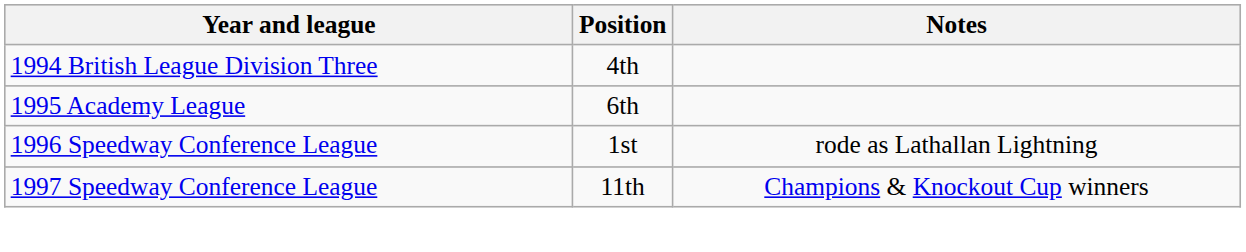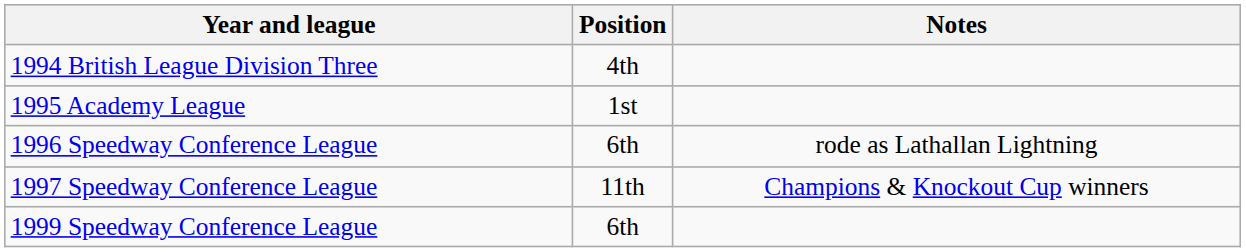(623, 105) 6th -> (623, 105) 1st
(623, 145) 1st -> (623, 145) 6th
+ row: (194, 226)
